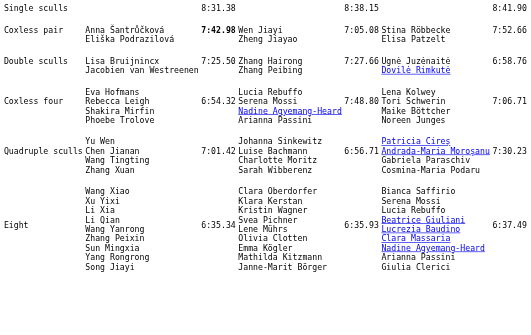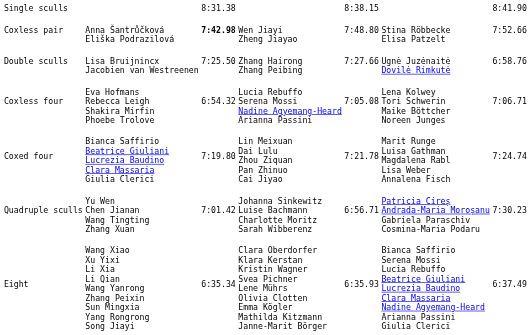(362, 30) 7:05.08 -> (362, 30) 7:48.80
(362, 101) 7:48.80 -> (362, 101) 7:05.08
+ row: (29, 156)
